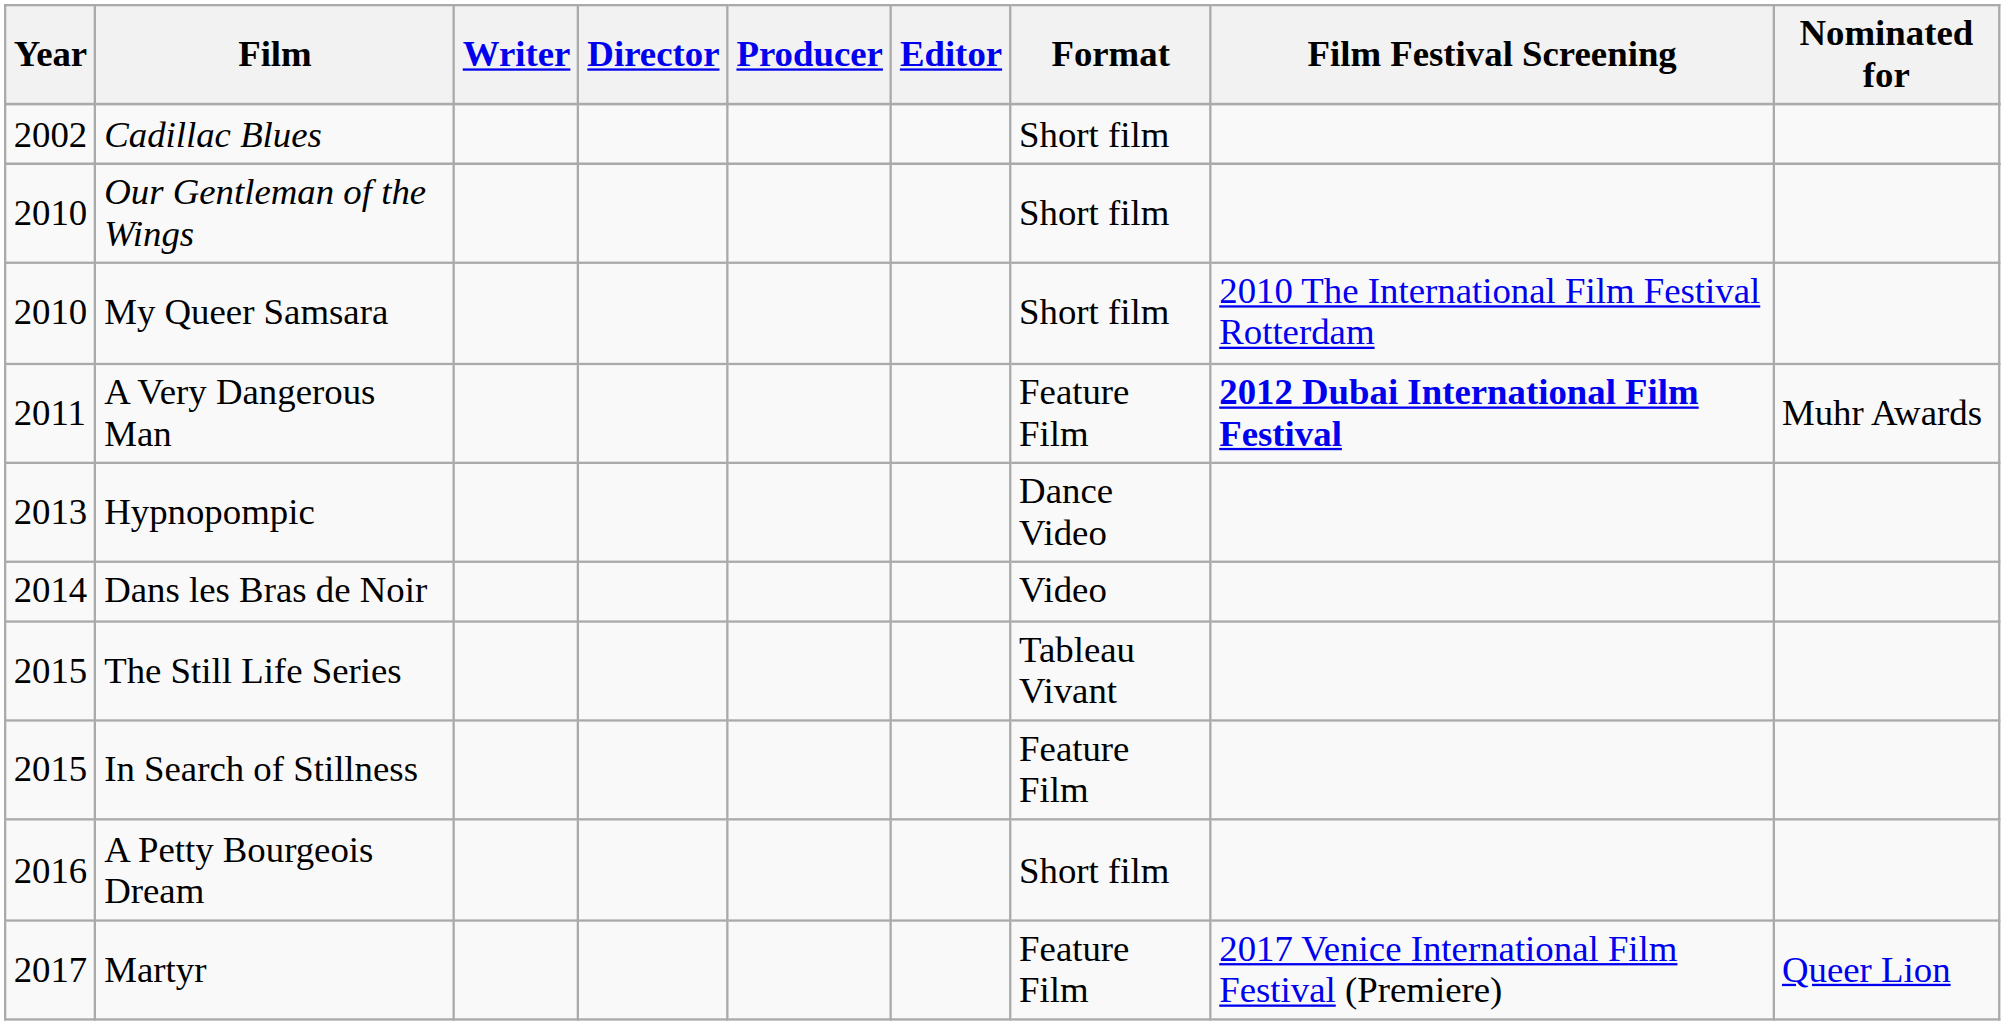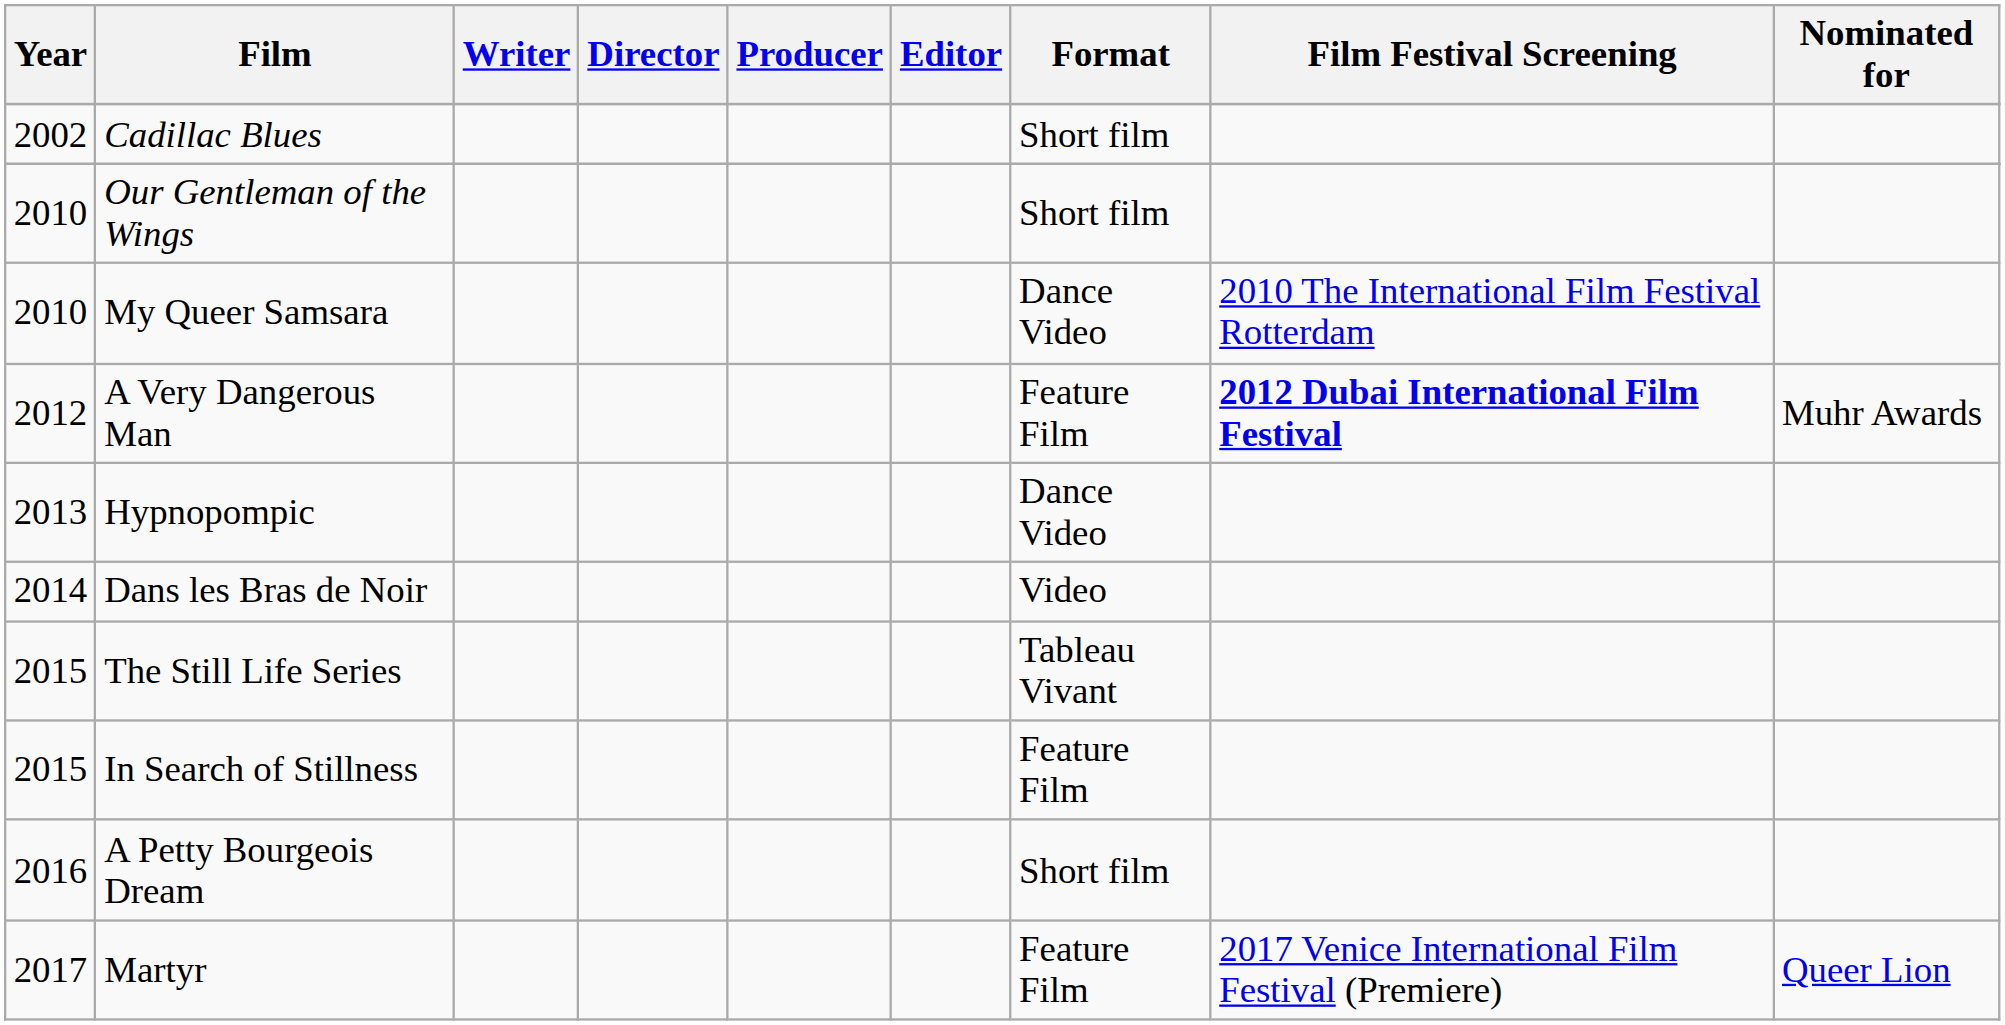(1094, 312) Short film -> (1066, 312) Dance Video
(50, 412) 2011 -> (50, 412) 2012
